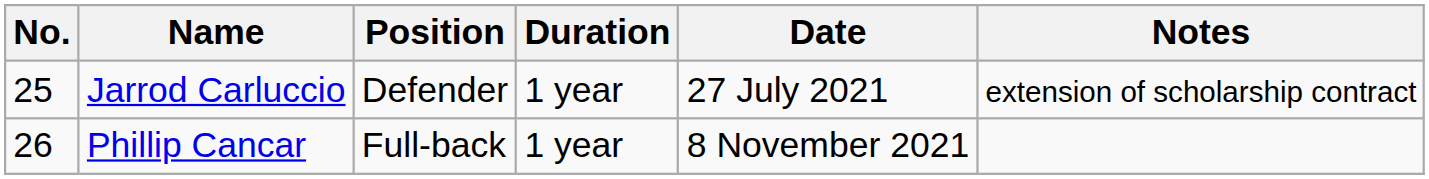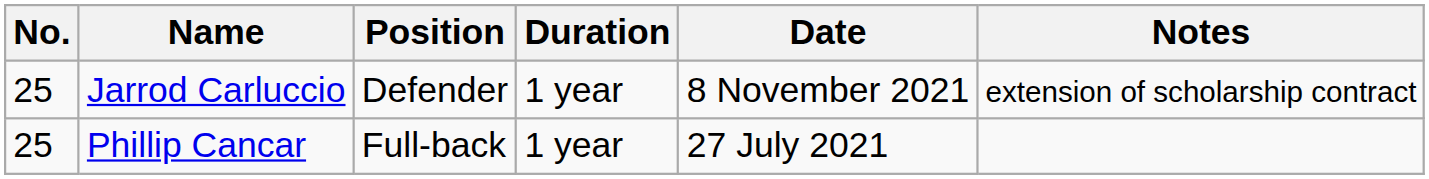(788, 88) 27 July 2021 -> (828, 88) 8 November 2021
(33, 145) 26 -> (33, 145) 25
(828, 145) 8 November 2021 -> (788, 145) 27 July 2021
